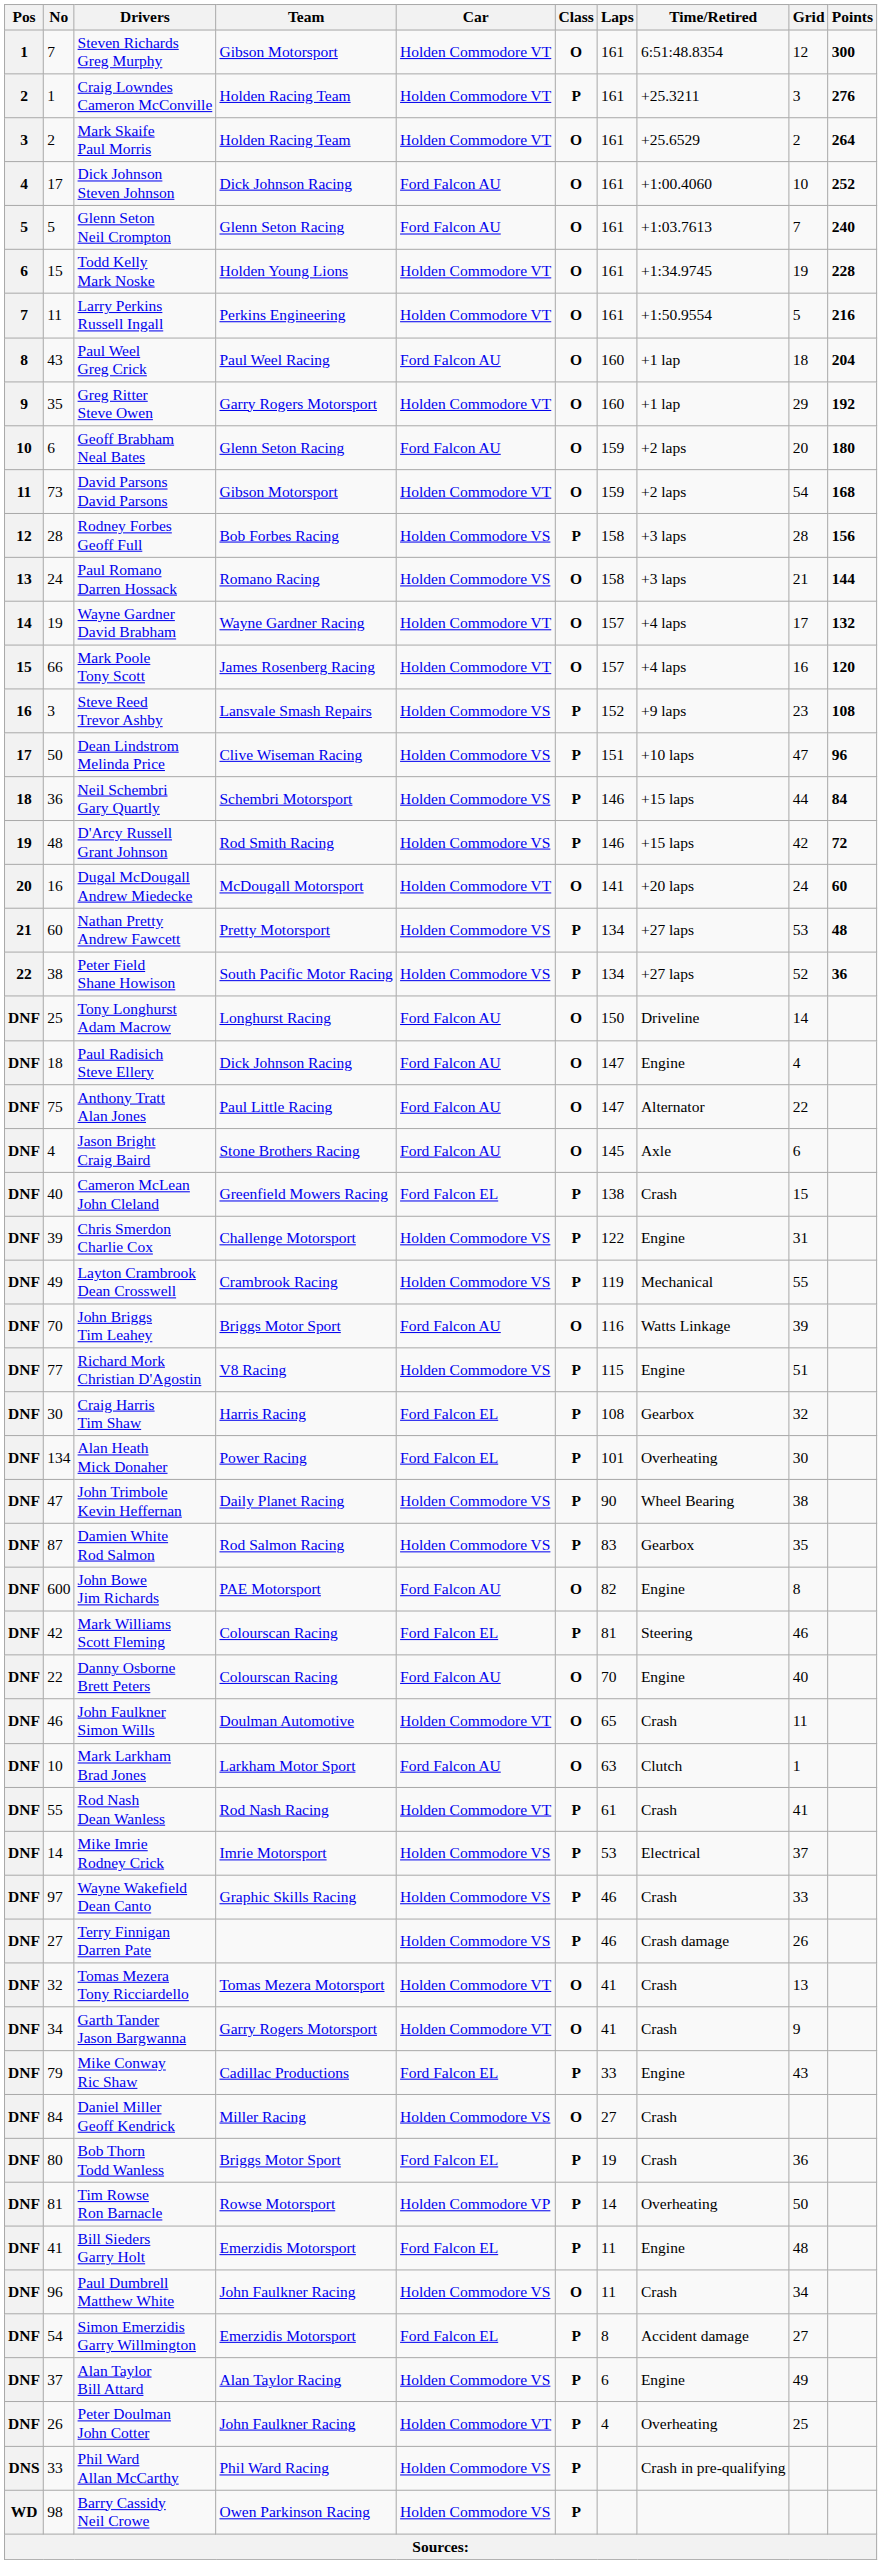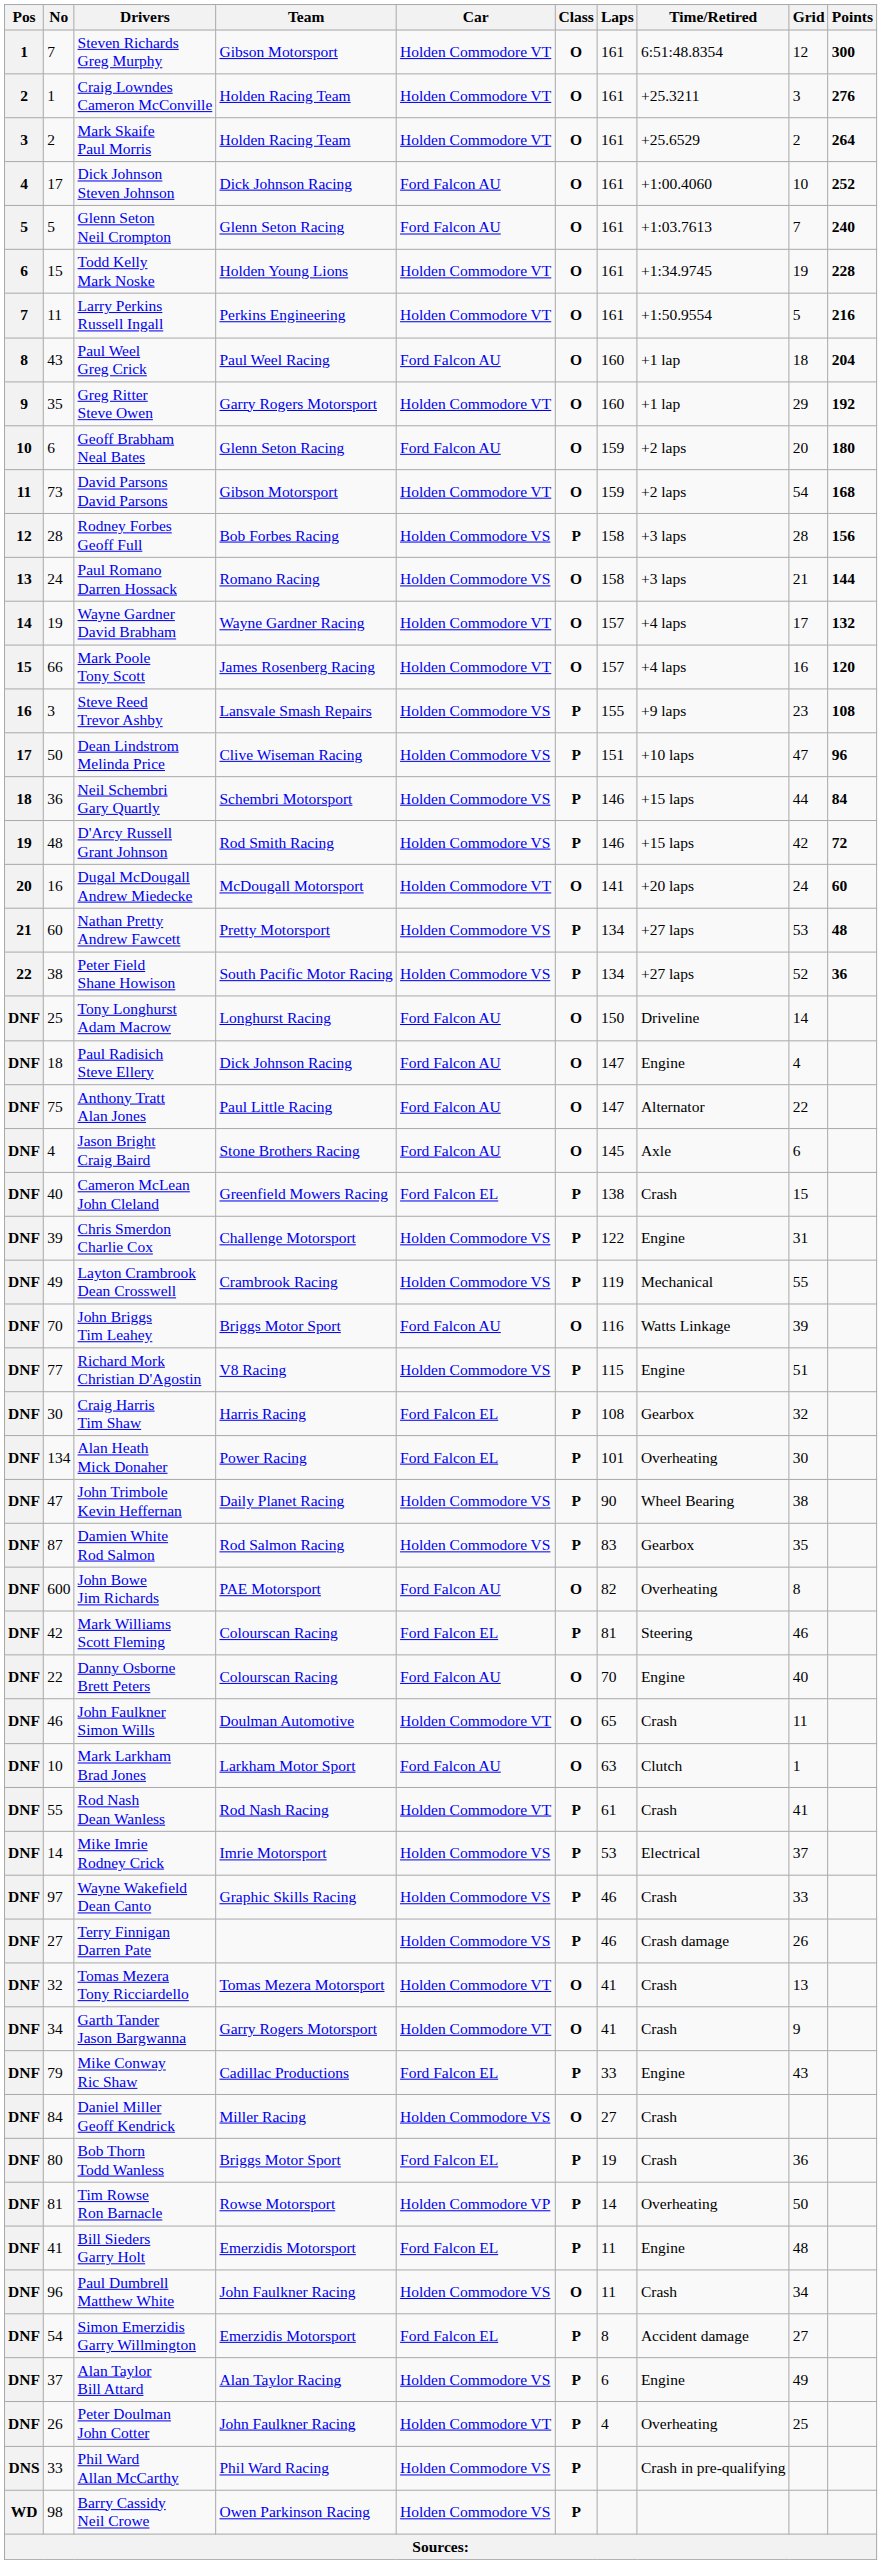(576, 96) P -> (576, 96) O
(613, 711) 152 -> (613, 711) 155
(663, 1589) Engine -> (679, 1589) Overheating
